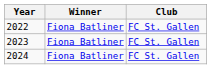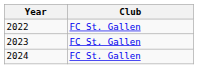- column: (85, 12)
